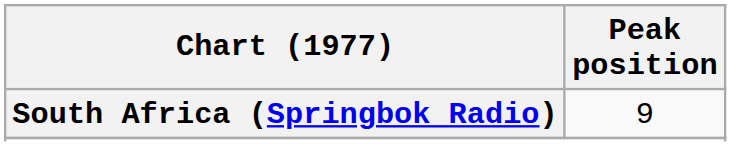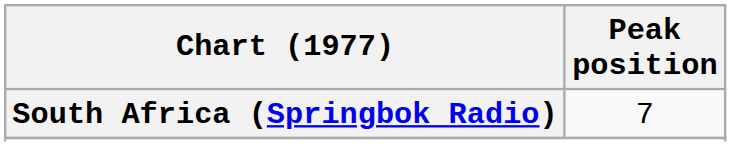(645, 114) 9 -> (645, 114) 7
